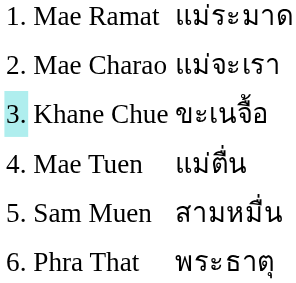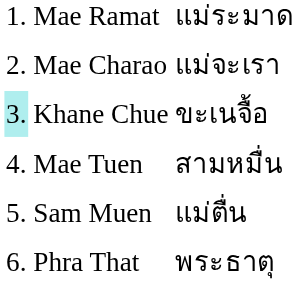(211, 163) แม่ตื่น -> (229, 163) สามหมื่น
(229, 213) สามหมื่น -> (211, 213) แม่ตื่น
